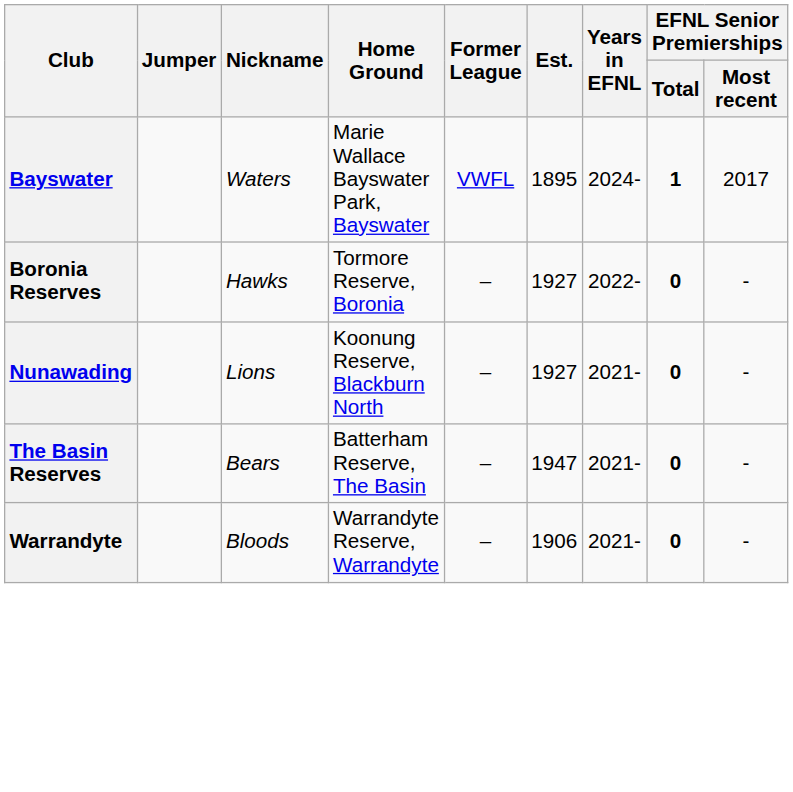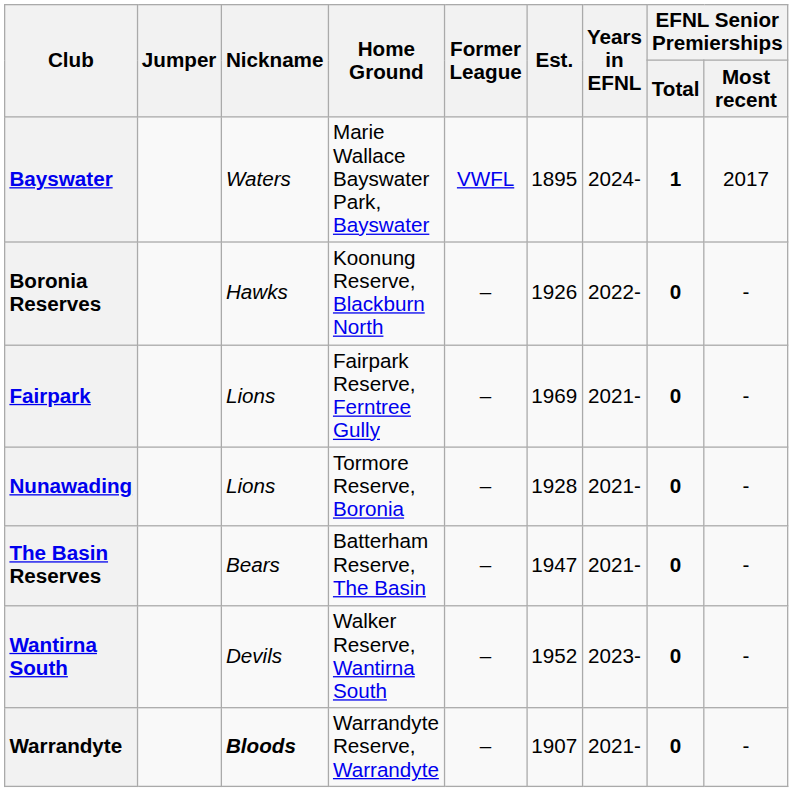(374, 281) Tormore Reserve, Boronia -> (379, 293) Koonung Reserve, Blackburn North
(554, 281) 1927 -> (554, 293) 1926
+ row: (50, 395)
(379, 372) Koonung Reserve, Blackburn North -> (374, 486) Tormore Reserve, Boronia
(554, 372) 1927 -> (554, 486) 1928
+ row: (53, 656)
(257, 542) normal -> (261, 747) bold
(554, 542) 1906 -> (554, 747) 1907
